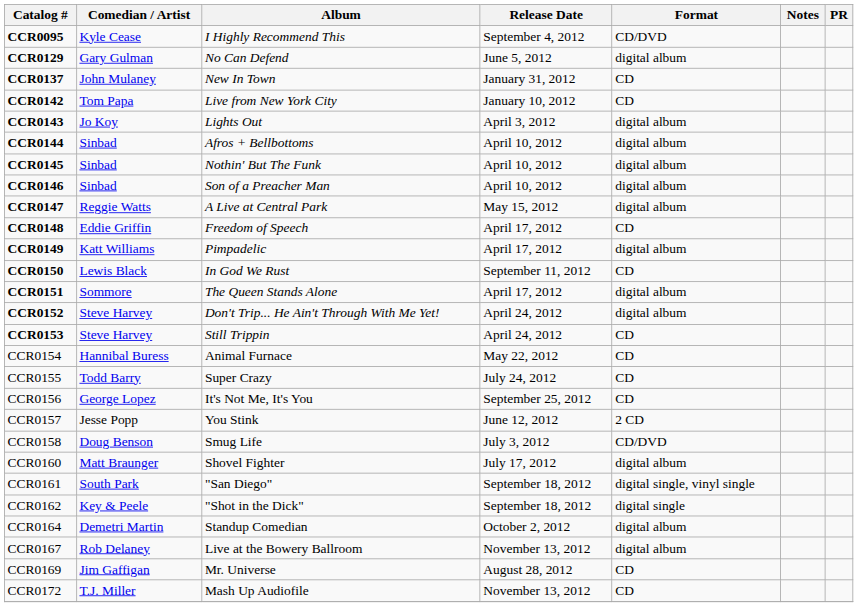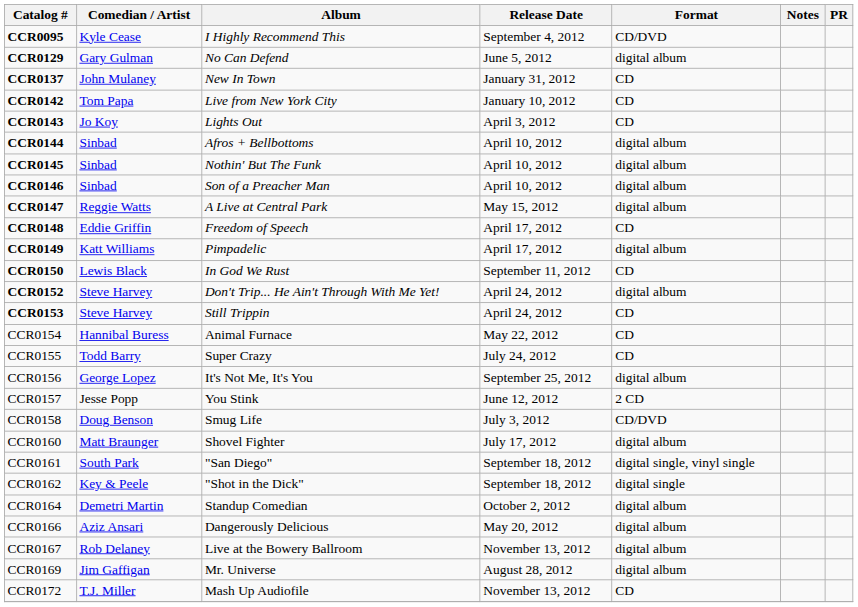(651, 121) digital album -> (625, 121) CD
- row: (36, 292)
(625, 398) CD -> (651, 377) digital album
+ row: (34, 526)
(625, 569) CD -> (651, 569) digital album
